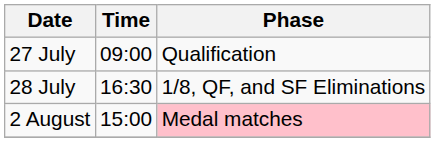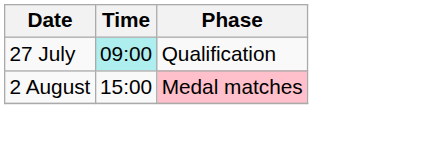(126, 53) no background -> (126, 53) paleturquoise background
- row: (42, 86)
